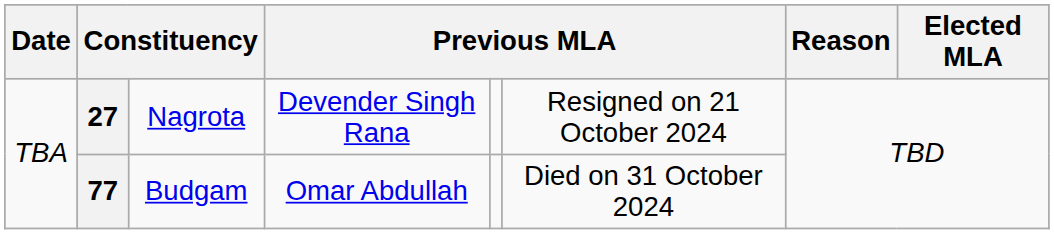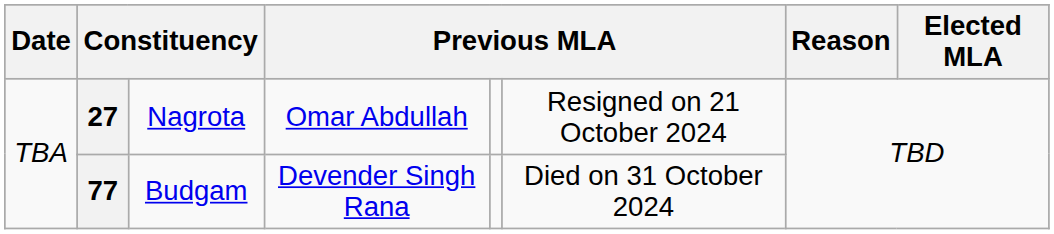(377, 116) Devender Singh Rana -> (377, 116) Omar Abdullah
(377, 191) Omar Abdullah -> (377, 191) Devender Singh Rana
